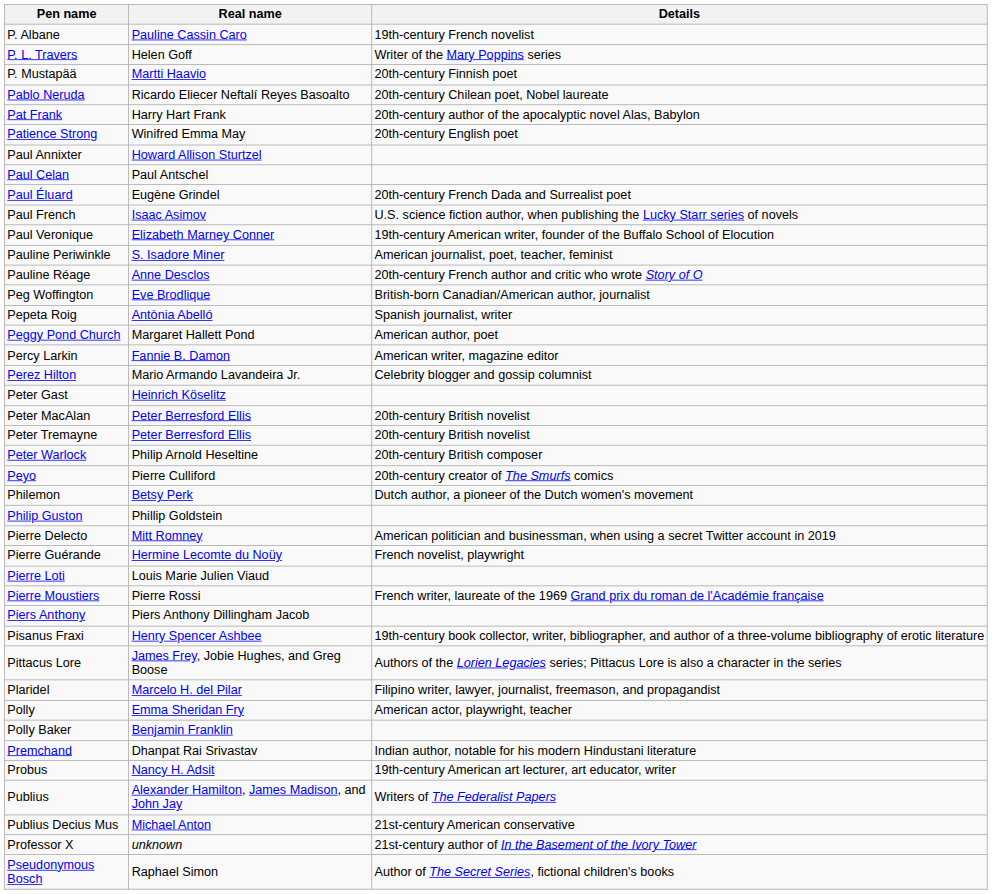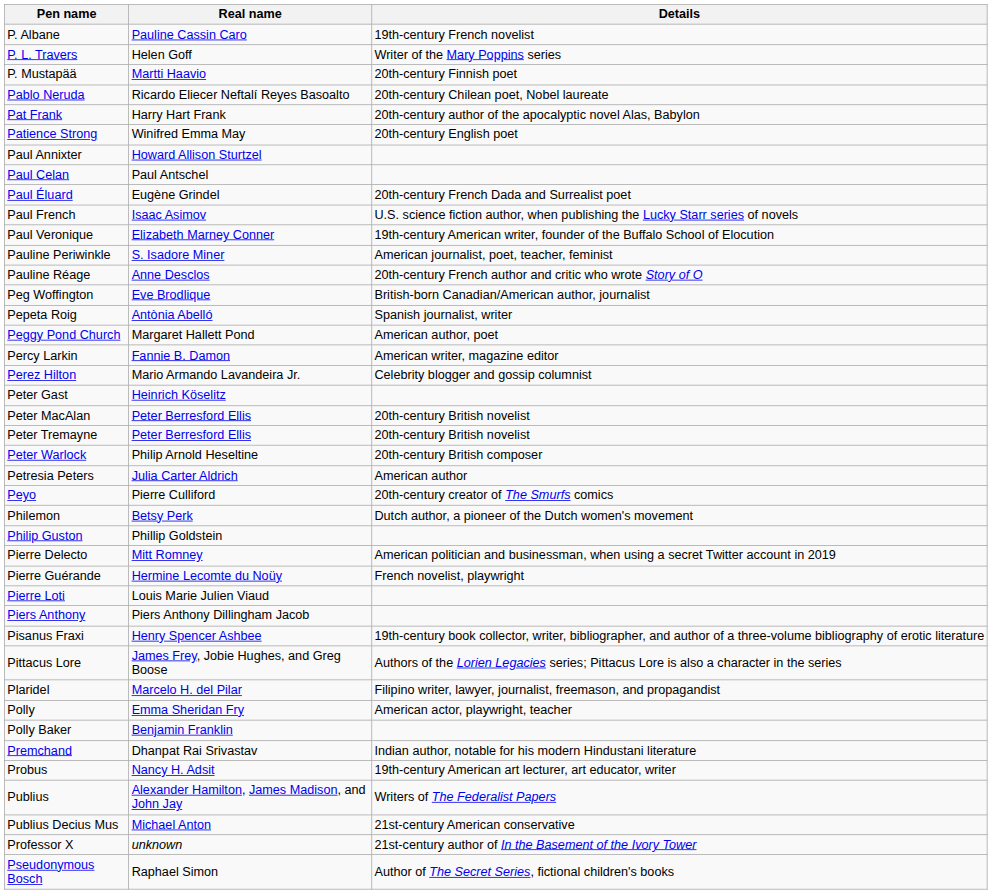+ row: (51, 475)
- row: (53, 595)
